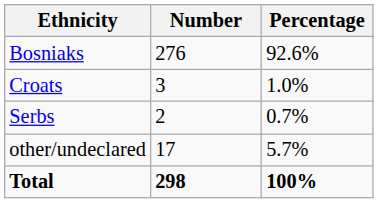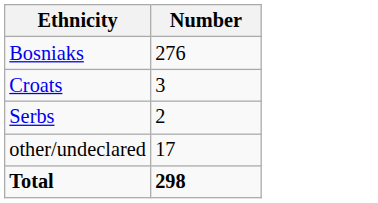- column: (317, 20)
